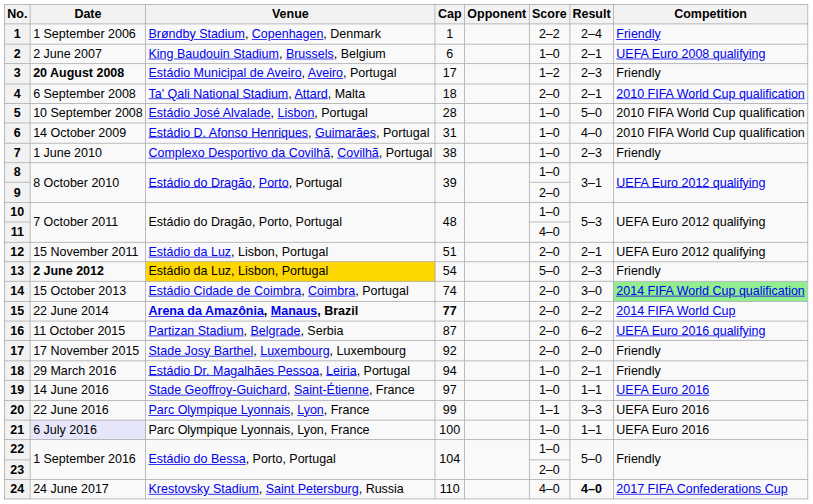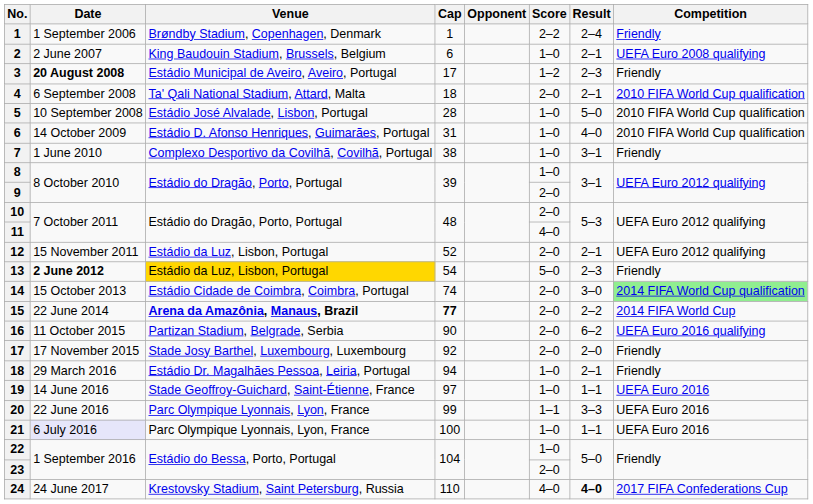(591, 152) 2–3 -> (591, 152) 3–1
(549, 212) 1–0 -> (549, 212) 2–0
(450, 251) 51 -> (450, 251) 52
(450, 331) 87 -> (450, 331) 90
